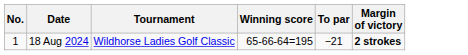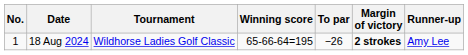+ column: (434, 19)
(334, 42) −21 -> (334, 42) −26
